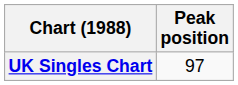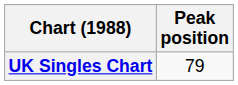(195, 66) 97 -> (195, 66) 79
